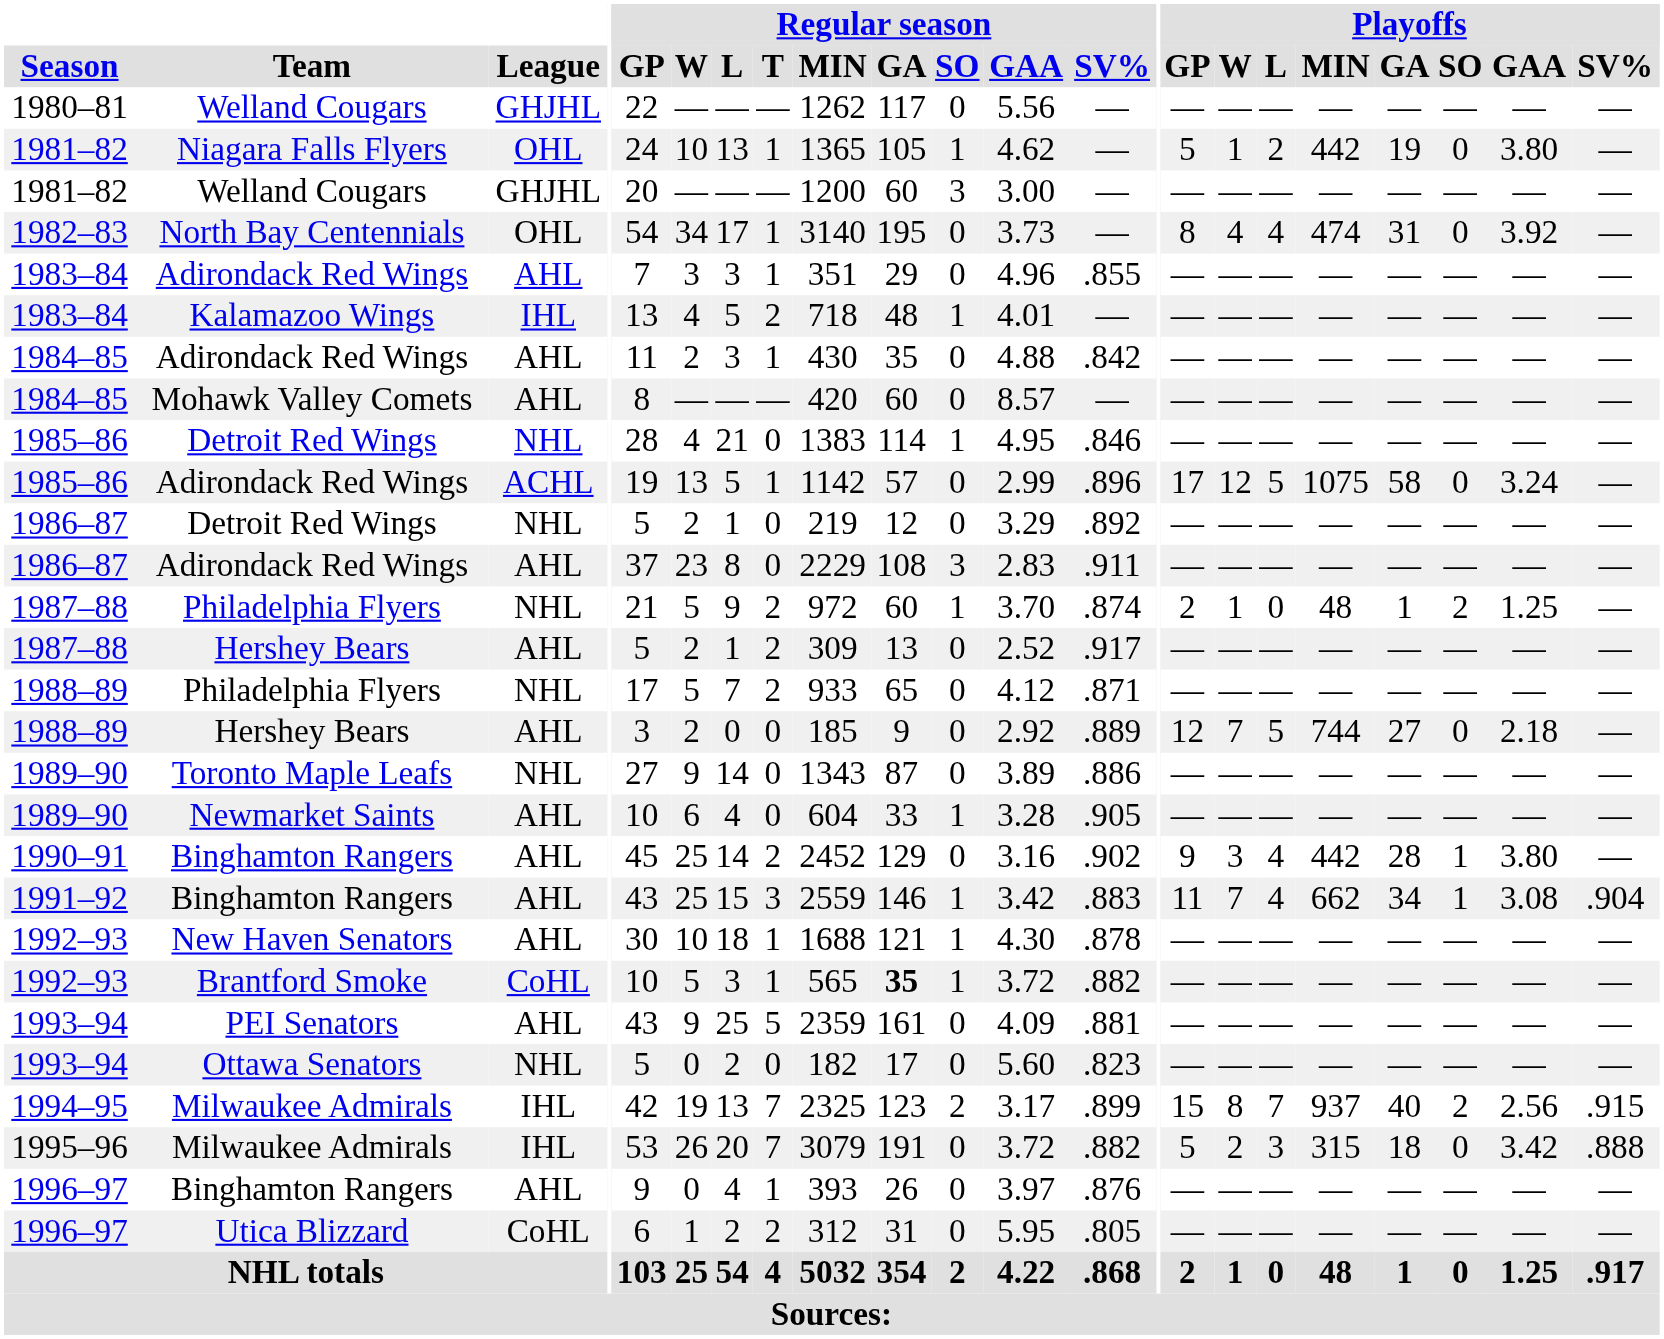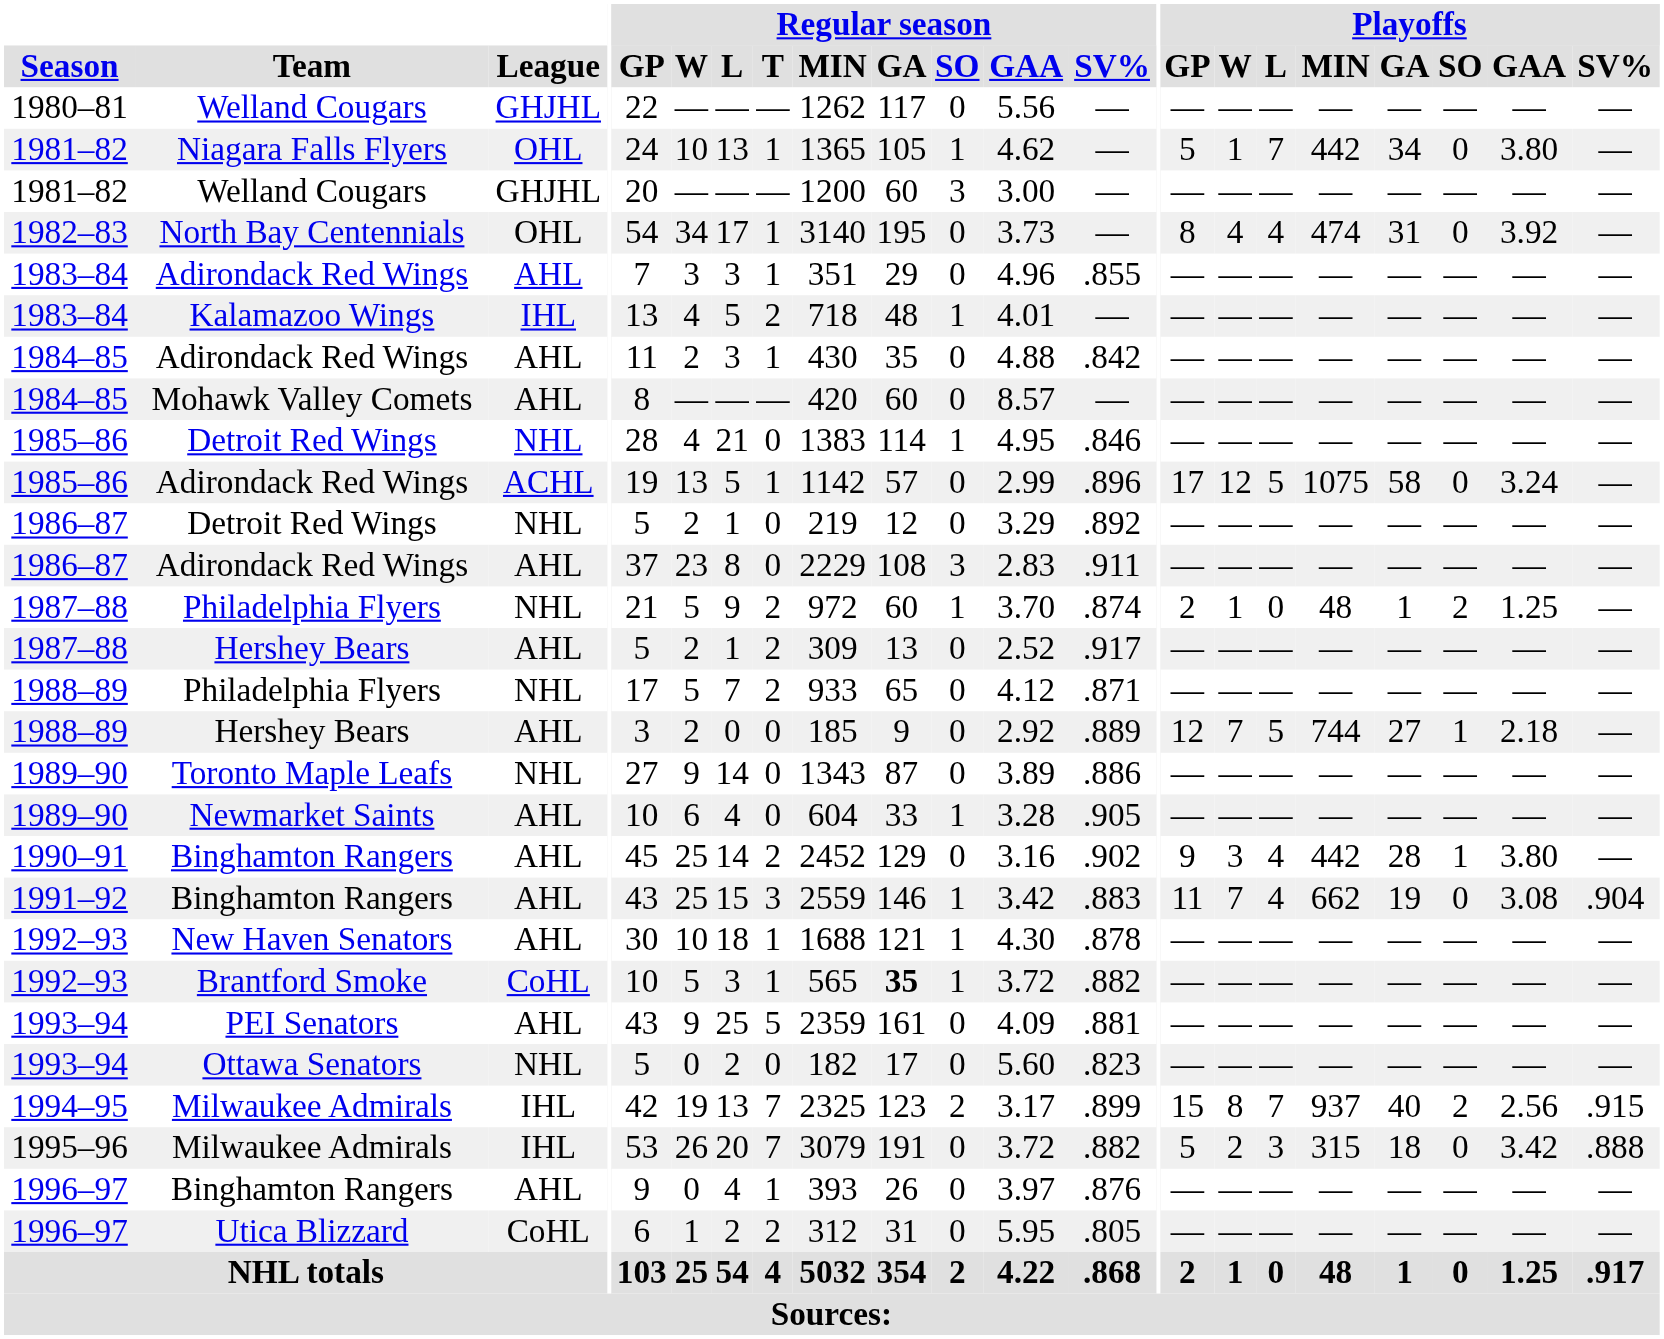(1276, 149) 2 -> (1276, 149) 7
(1404, 149) 19 -> (1404, 149) 34
(1460, 731) 0 -> (1460, 731) 1
(1404, 897) 34 -> (1404, 897) 19
(1460, 897) 1 -> (1460, 897) 0
